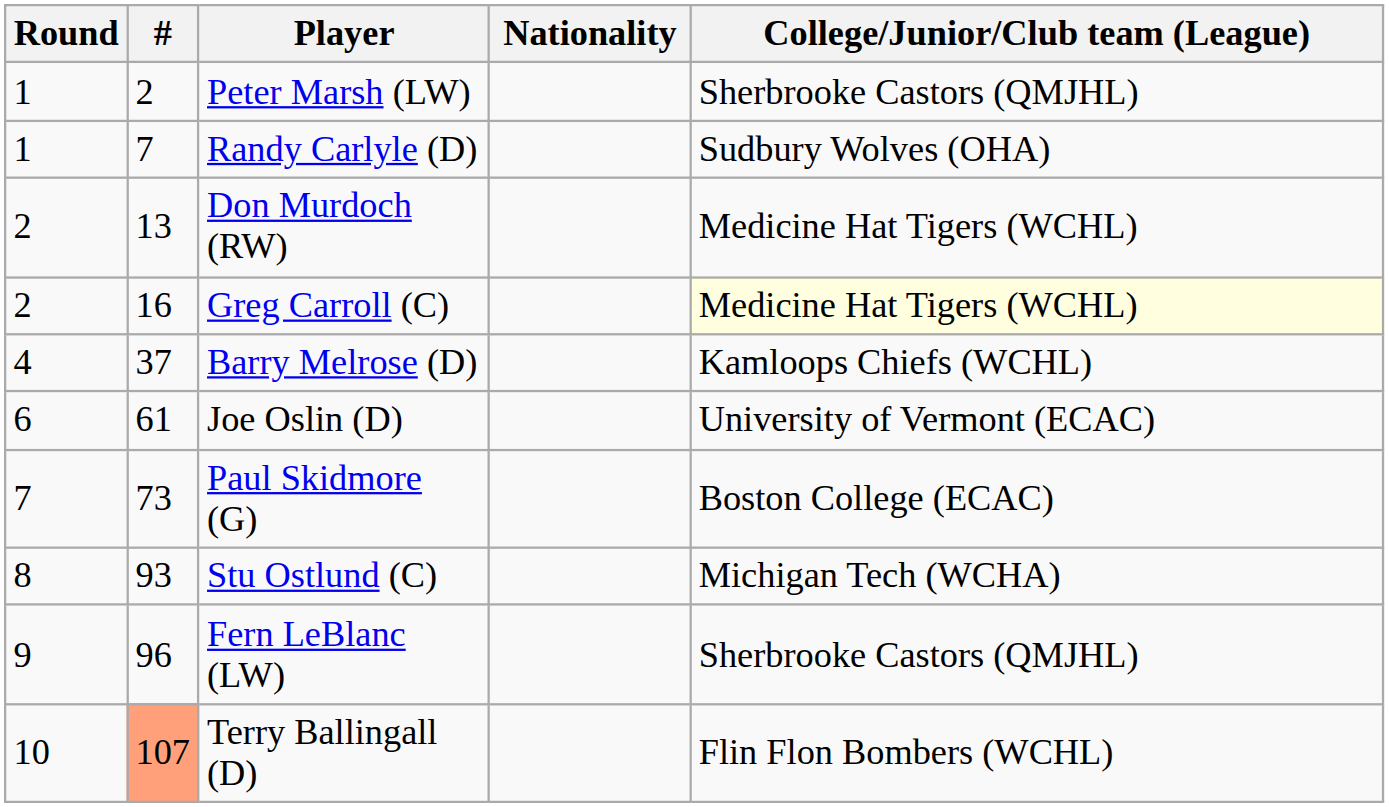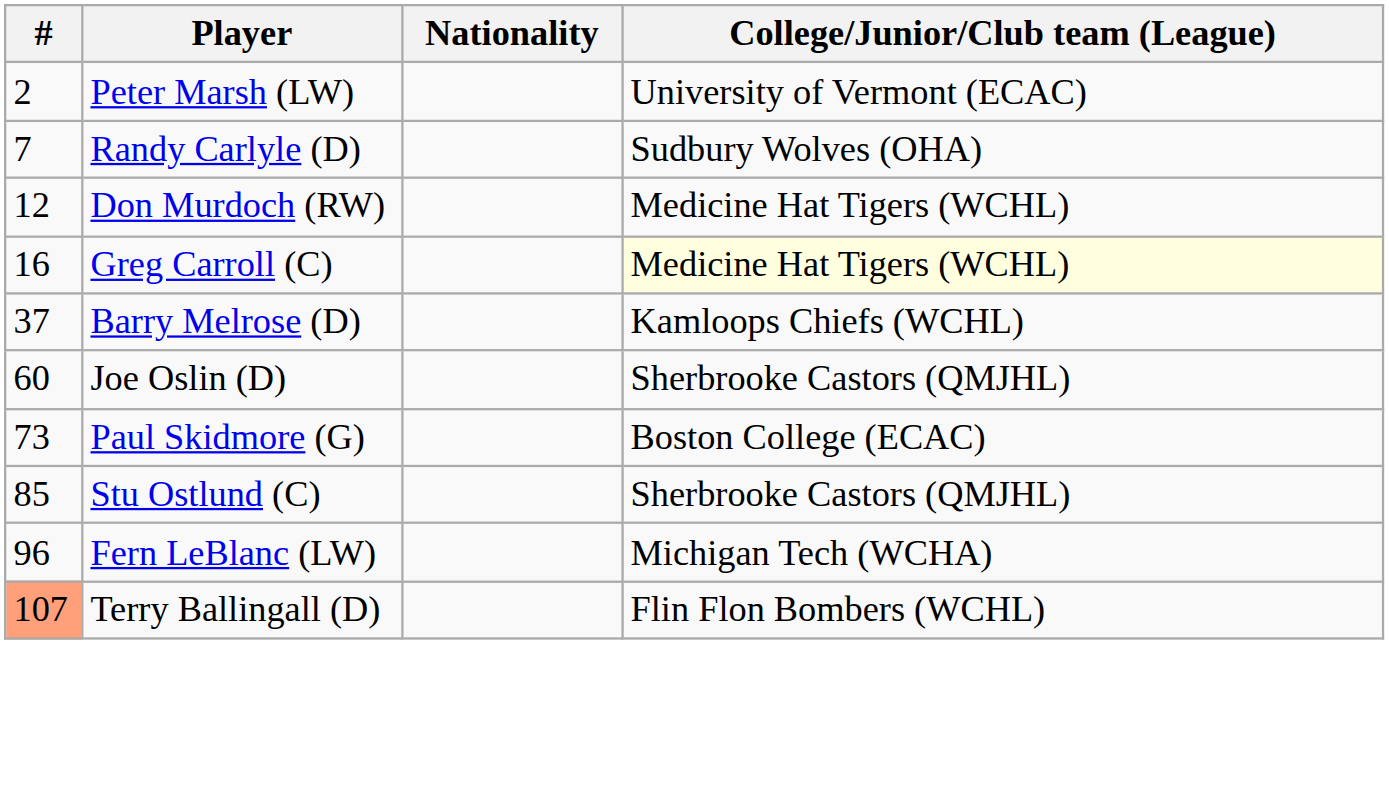- column: (66, 33)
(919, 90) Sherbrooke Castors (QMJHL) -> (859, 90) University of Vermont (ECAC)
(154, 226) 13 -> (32, 206) 12
(154, 419) 61 -> (32, 378) 60
(927, 419) University of Vermont (ECAC) -> (850, 378) Sherbrooke Castors (QMJHL)
(154, 575) 93 -> (32, 494) 85
(880, 575) Michigan Tech (WCHA) -> (850, 494) Sherbrooke Castors (QMJHL)
(919, 653) Sherbrooke Castors (QMJHL) -> (812, 551) Michigan Tech (WCHA)
